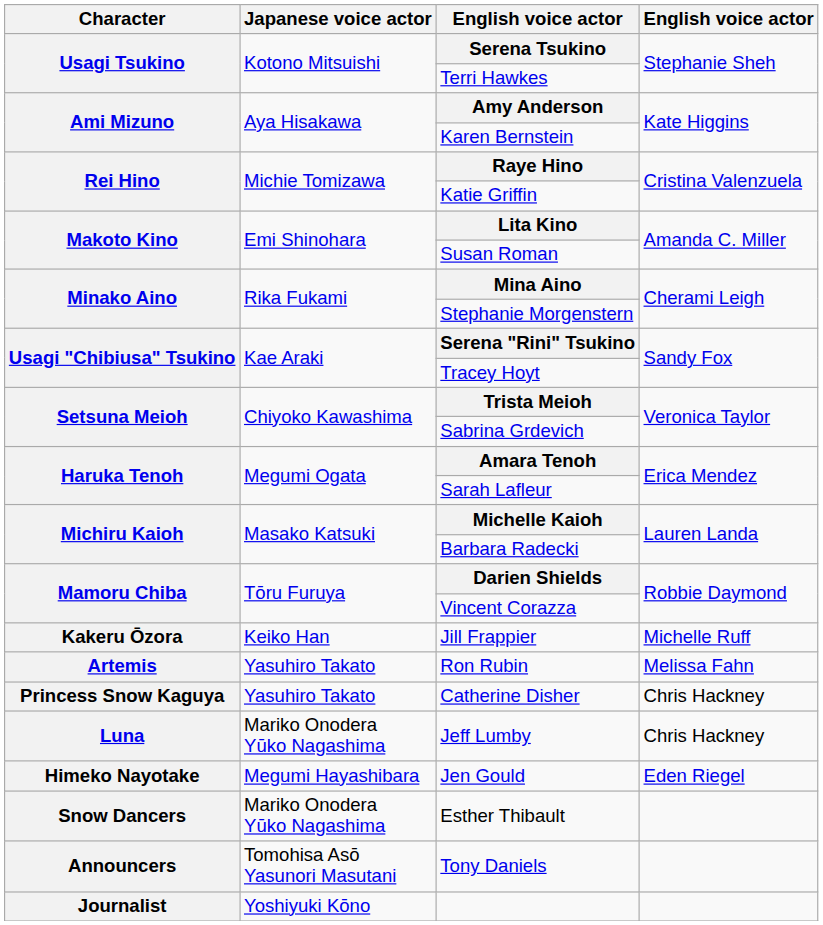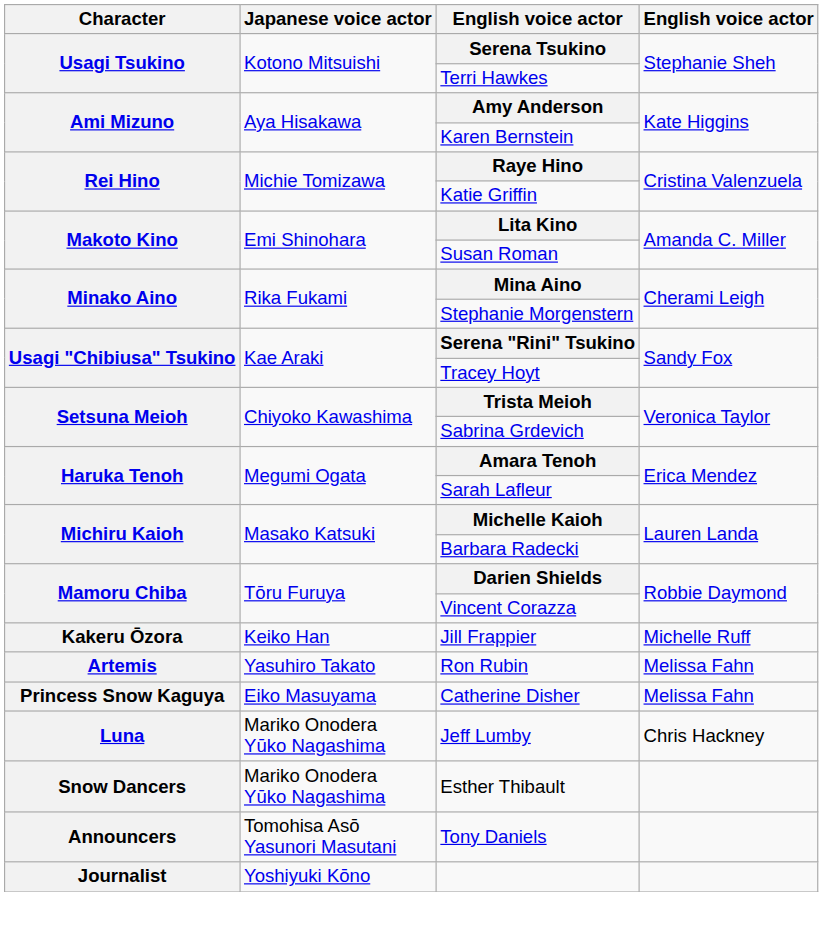(310, 696) Yasuhiro Takato -> (310, 696) Eiko Masuyama
(704, 696) Chris Hackney -> (699, 696) Melissa Fahn
- row: (483, 775)
